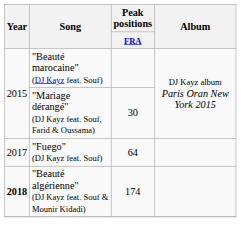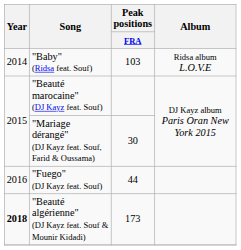+ row: (62, 62)
(17, 152) 2017 -> (17, 180) 2016
(133, 152) 64 -> (133, 180) 44
(133, 191) 174 -> (133, 219) 173
